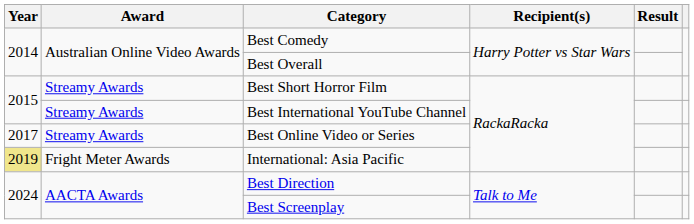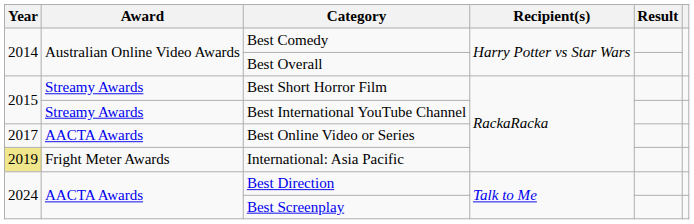(94, 135) Streamy Awards -> (94, 135) AACTA Awards
